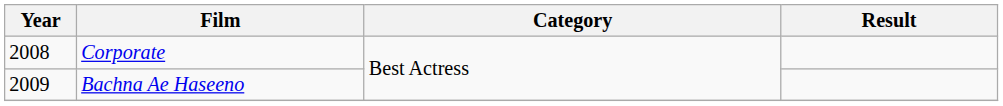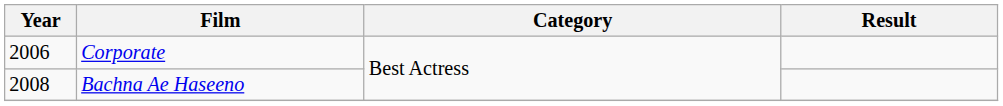(29, 52) 2008 -> (29, 52) 2006
(29, 84) 2009 -> (29, 84) 2008
